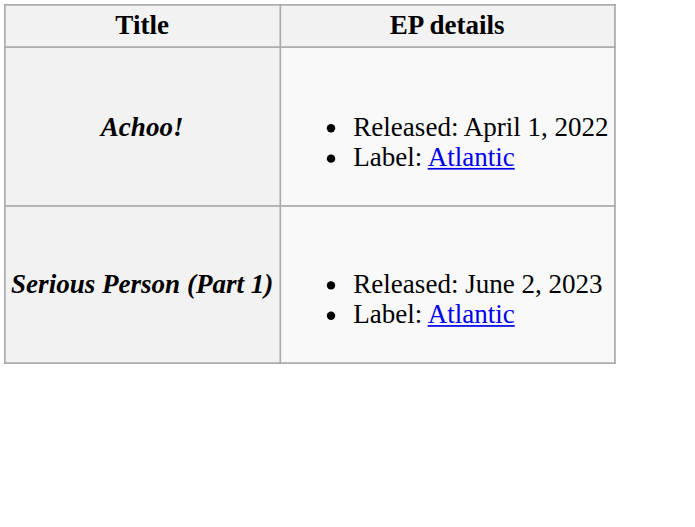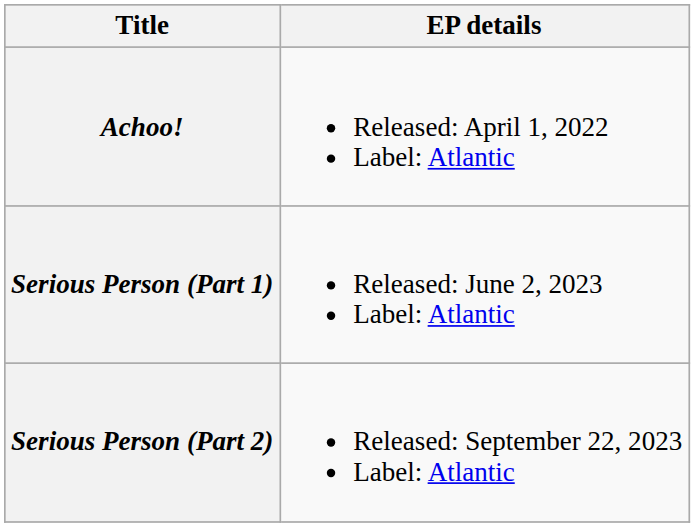+ row: (142, 441)
